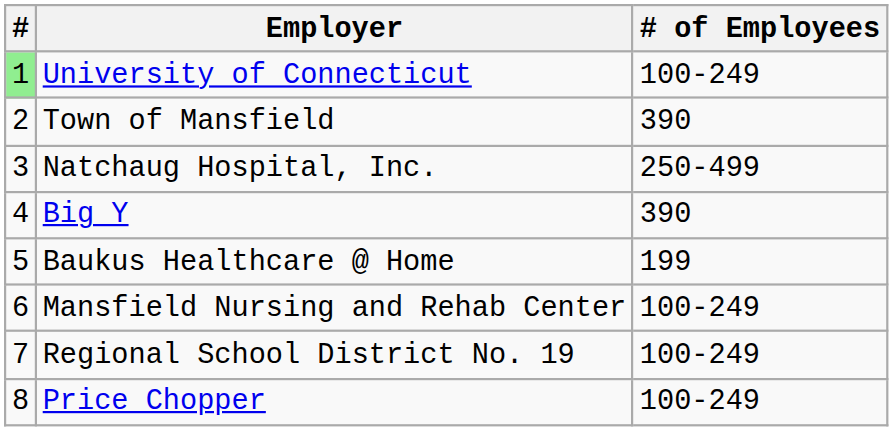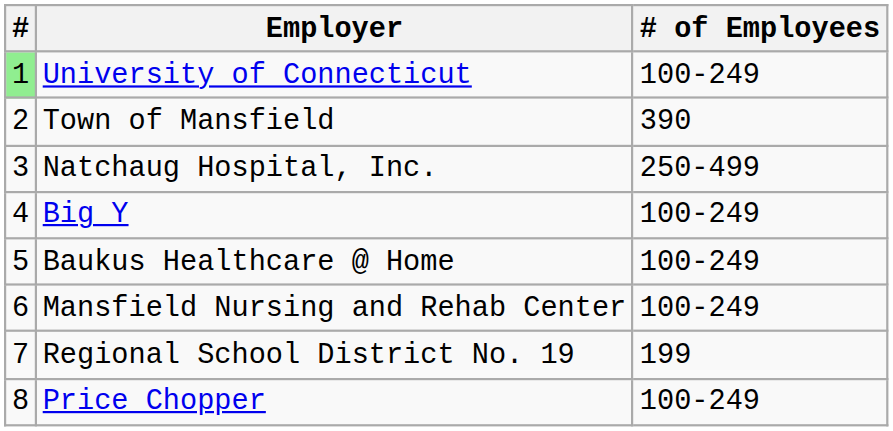(666, 215) 390 -> (700, 215) 100-249
(666, 261) 199 -> (700, 261) 100-249
(700, 355) 100-249 -> (666, 355) 199
